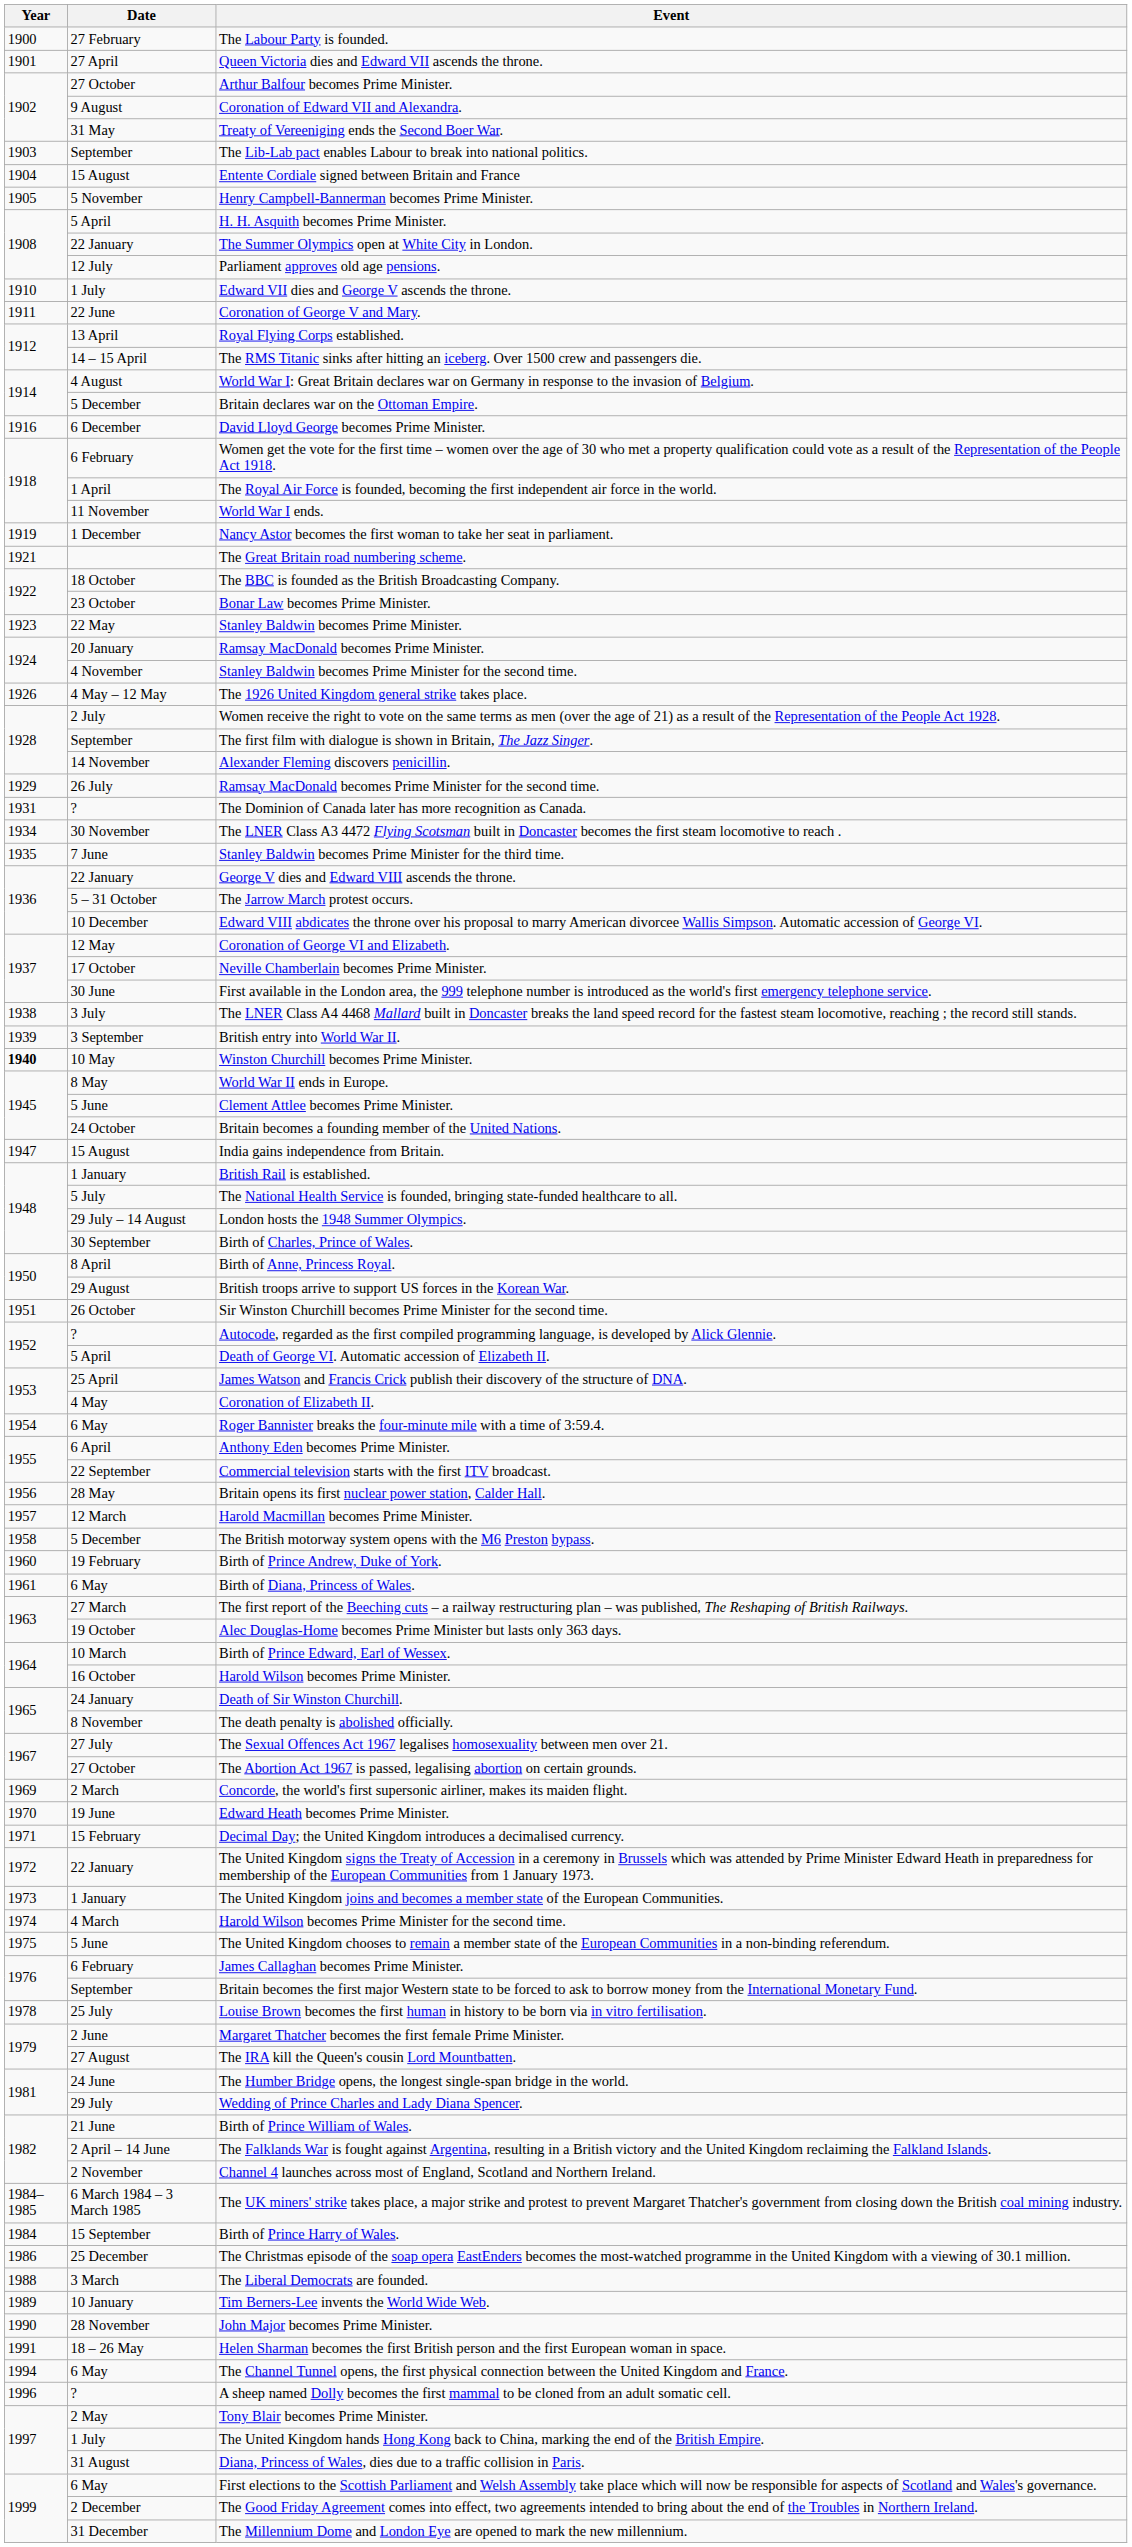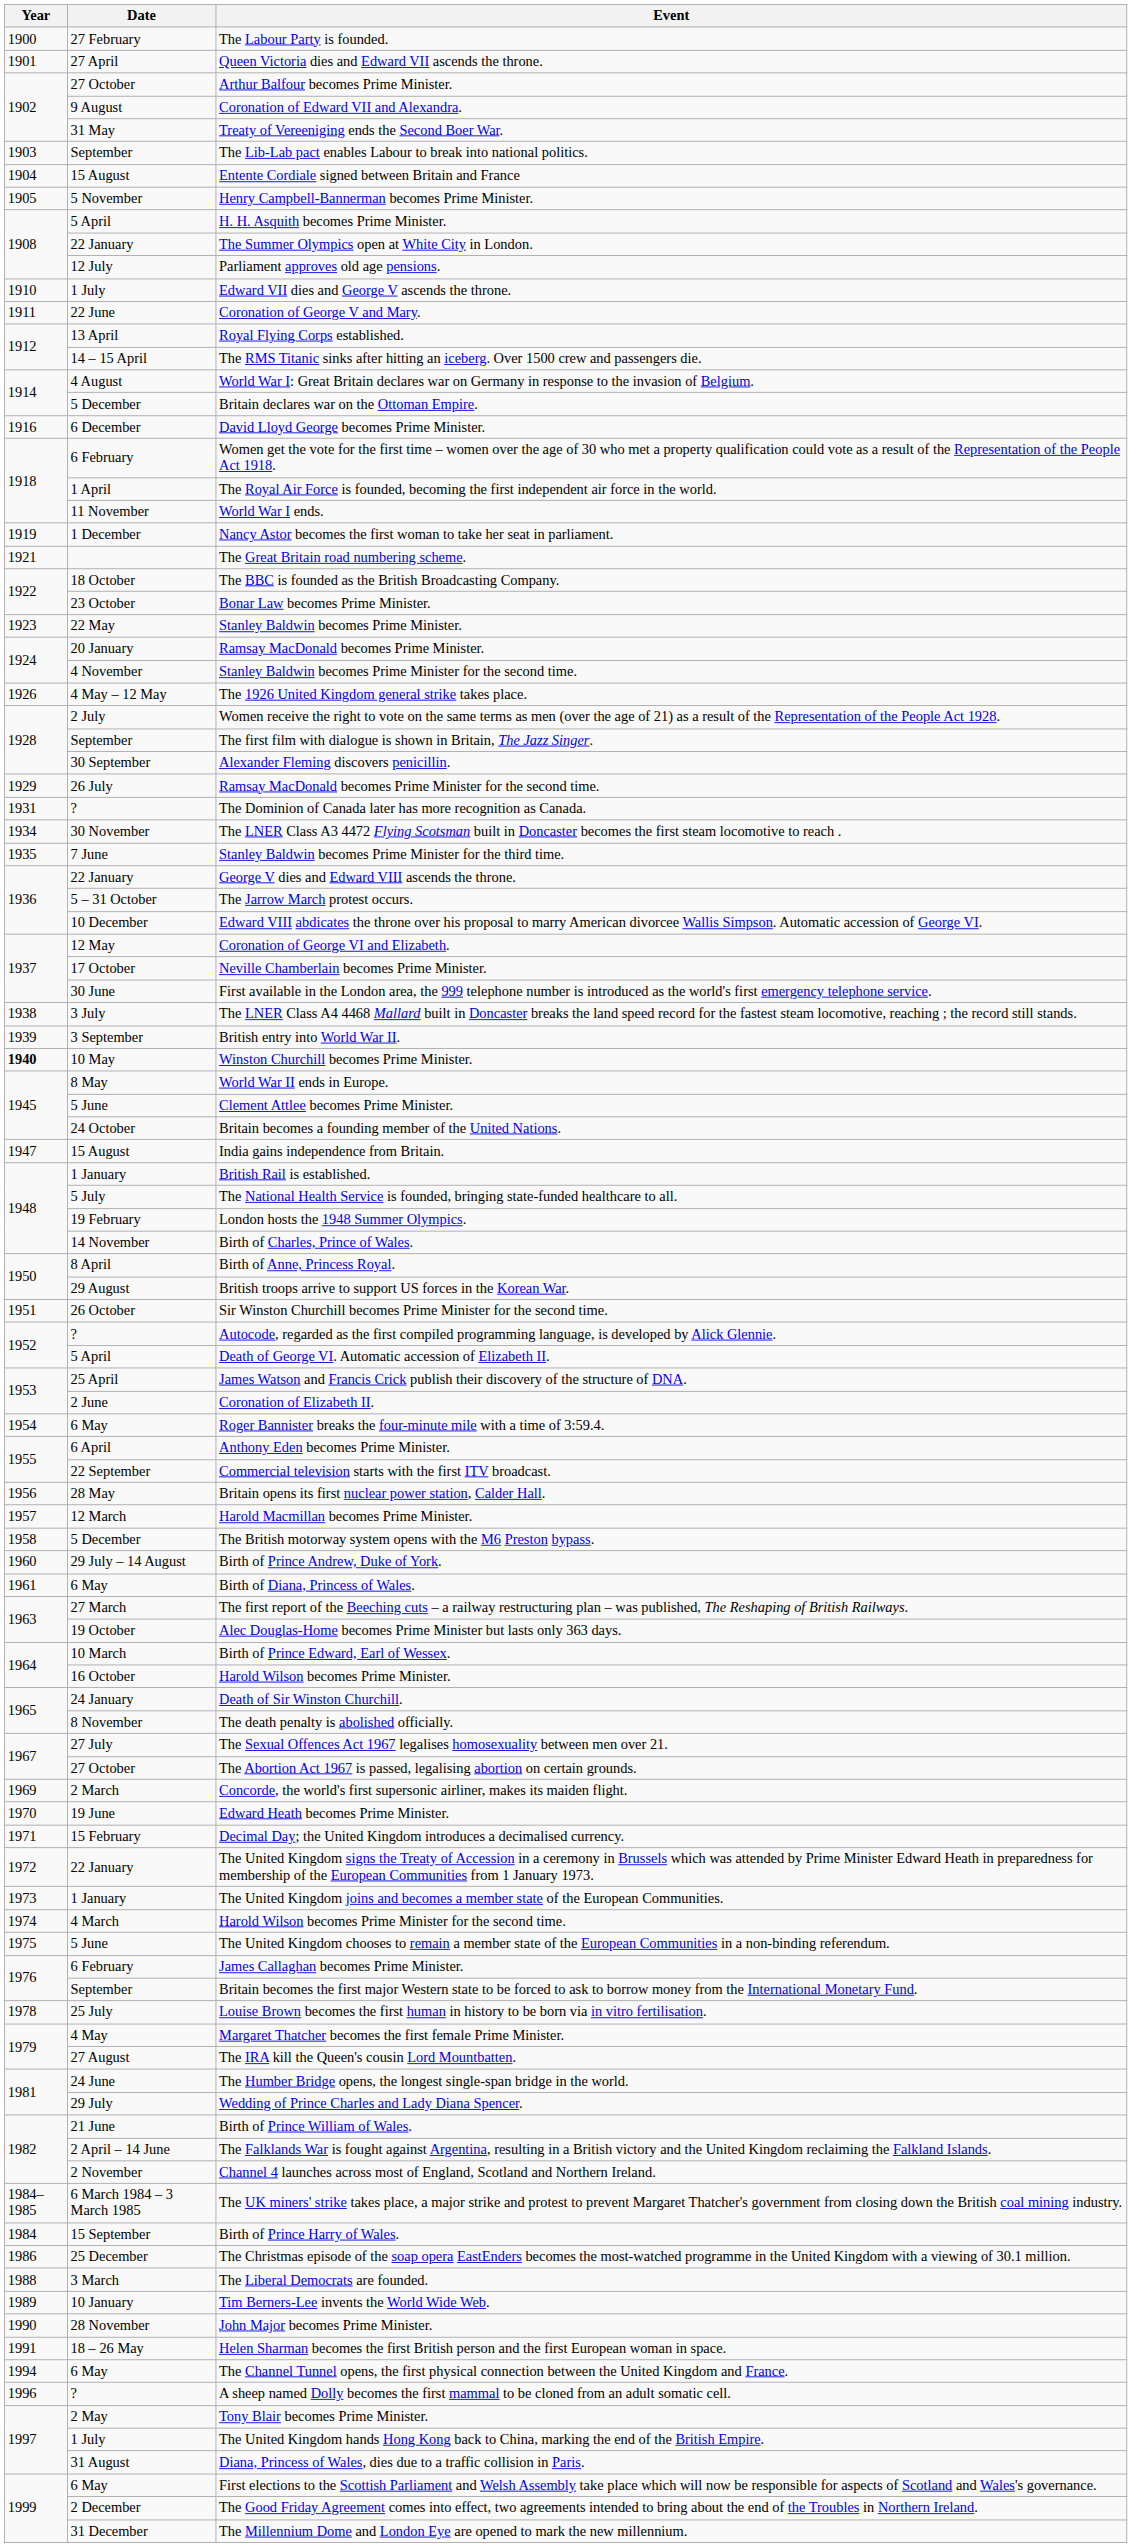(110, 762) 14 November -> (110, 762) 30 September
(128, 1219) 29 July – 14 August -> (106, 1219) 19 February
(110, 1242) 30 September -> (110, 1242) 14 November
(89, 1402) 4 May -> (89, 1402) 2 June
(106, 1562) 19 February -> (128, 1562) 29 July – 14 August
(89, 2035) 2 June -> (89, 2035) 4 May
